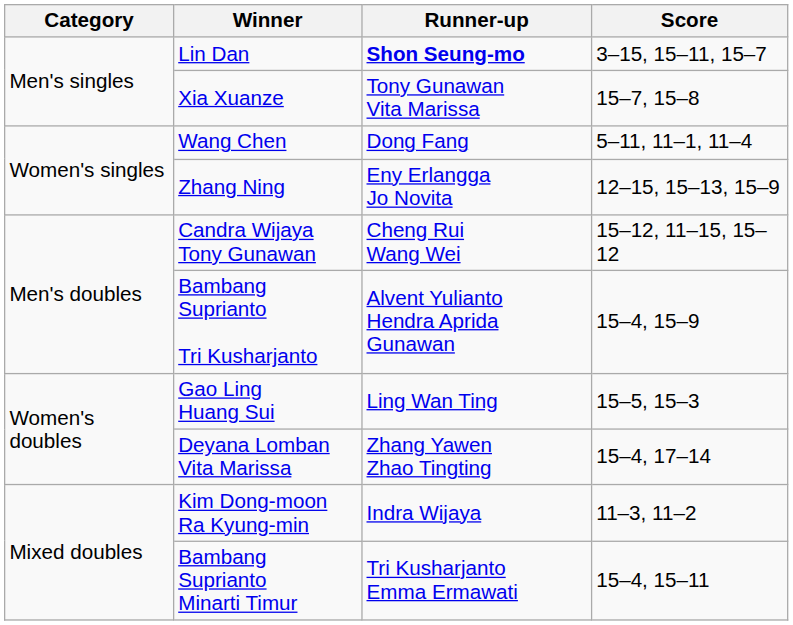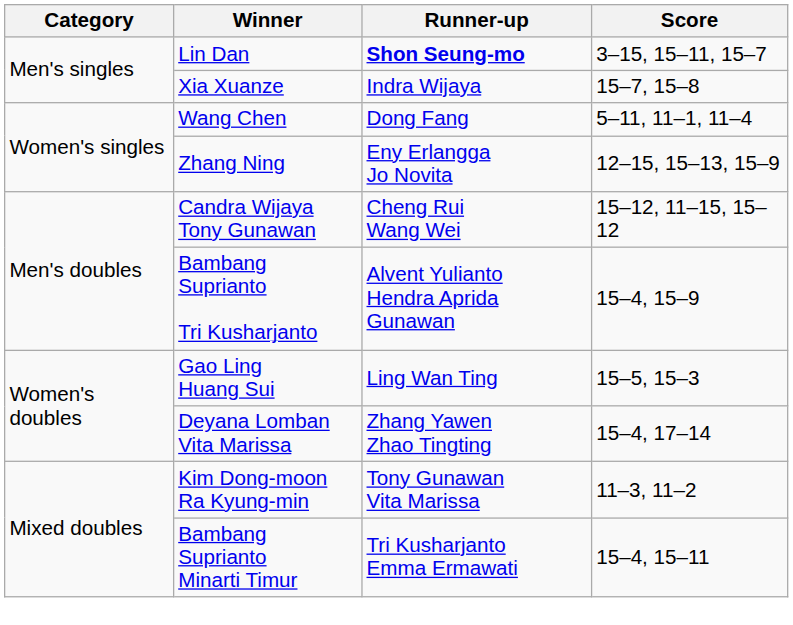(435, 97) Tony Gunawan Vita Marissa -> (424, 86) Indra Wijaya
(424, 512) Indra Wijaya -> (435, 489) Tony Gunawan Vita Marissa
